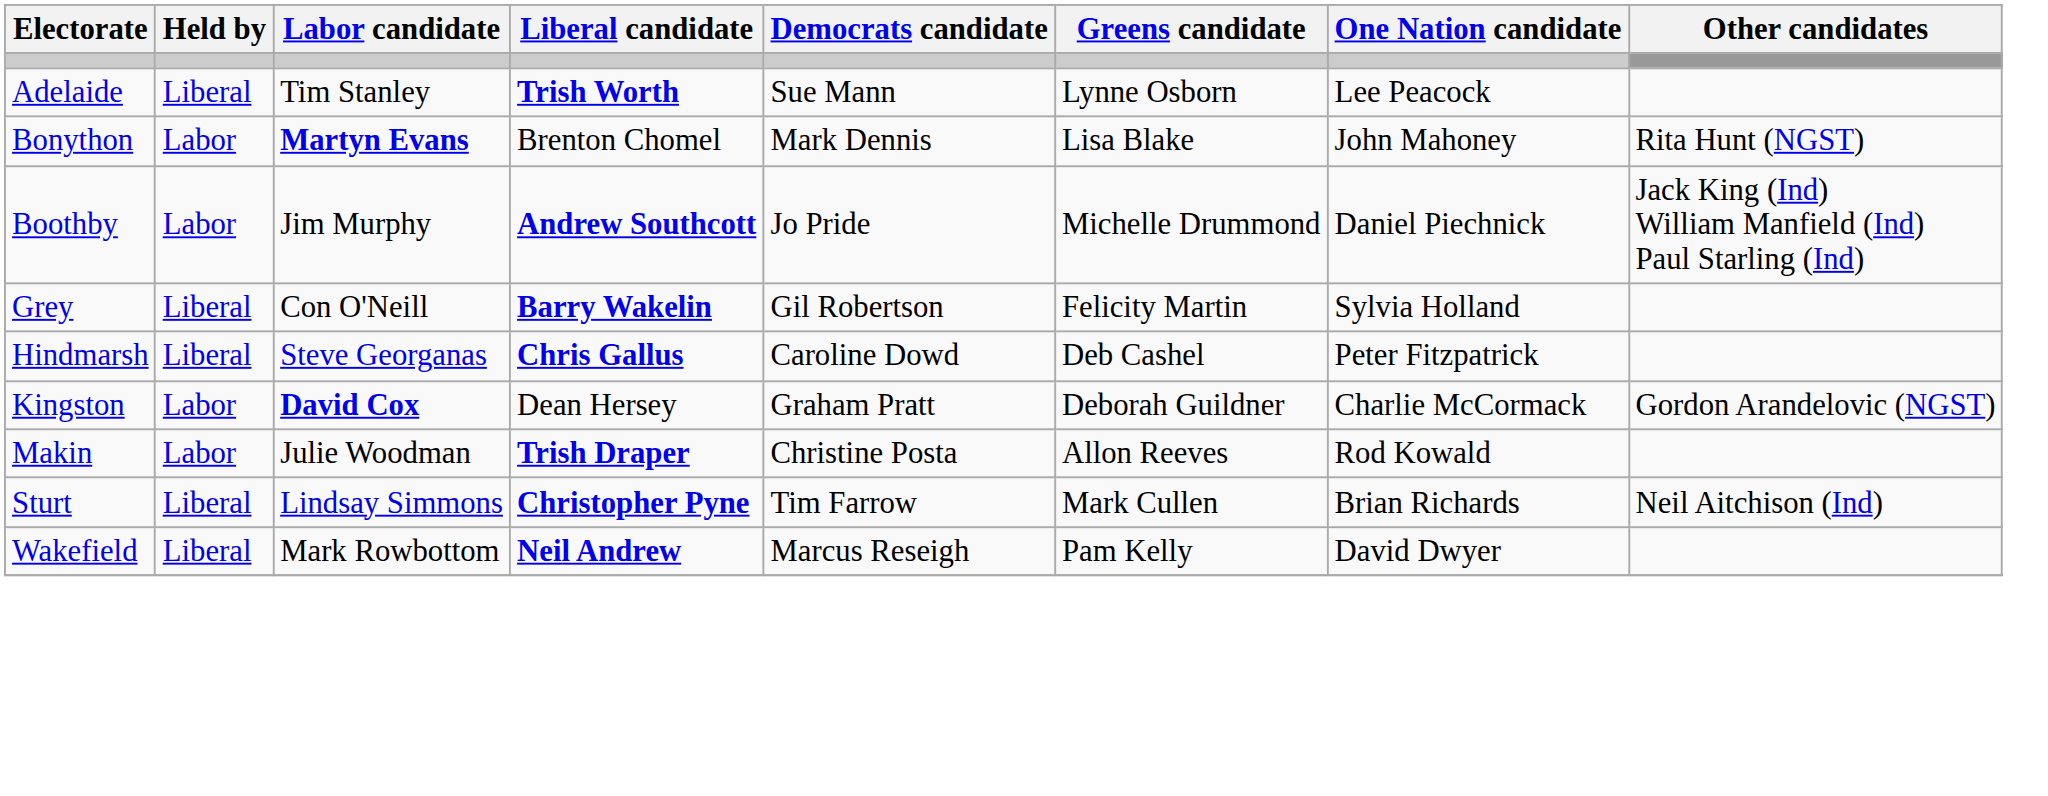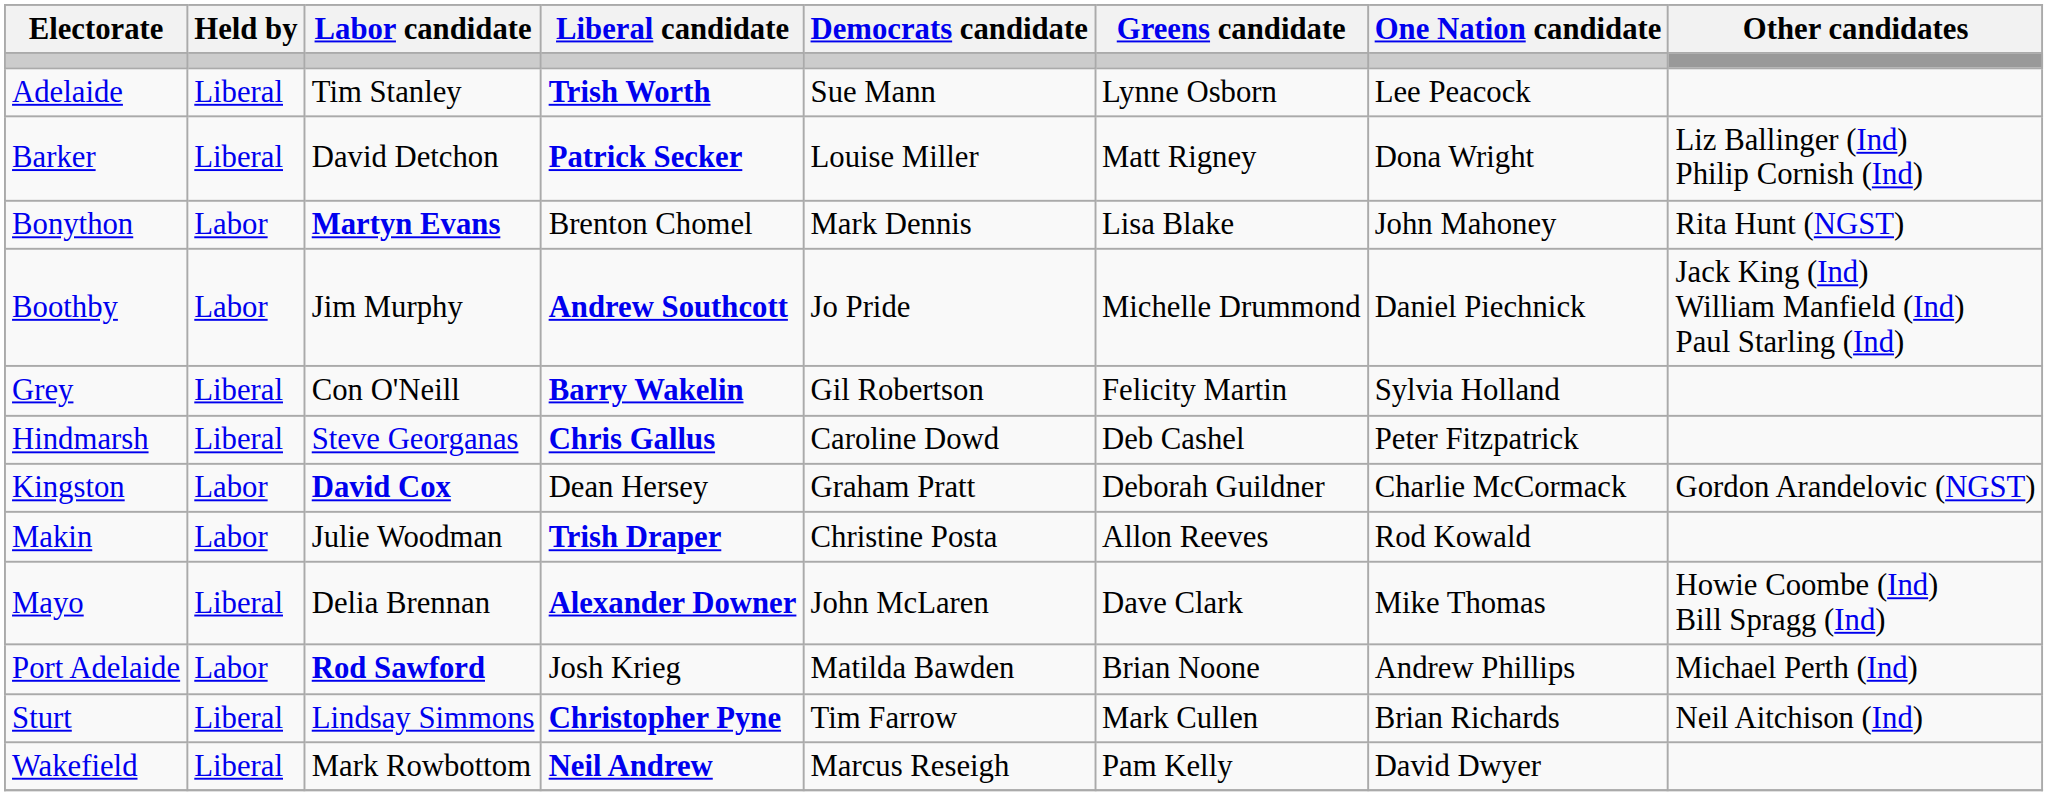+ row: (54, 157)
+ row: (48, 602)
+ row: (96, 668)
